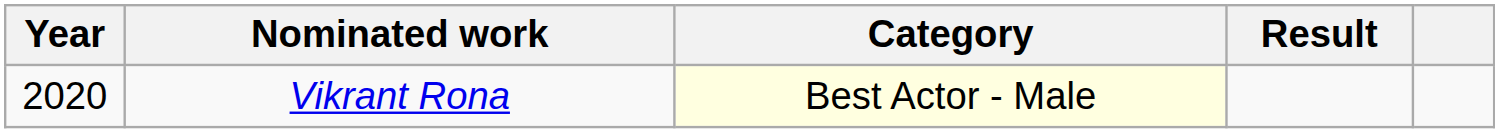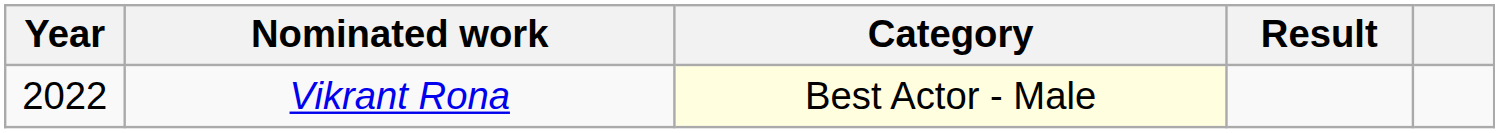(65, 95) 2020 -> (65, 95) 2022
